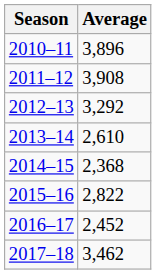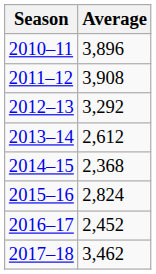(103, 136) 2,610 -> (103, 136) 2,612
(103, 195) 2,822 -> (103, 195) 2,824
